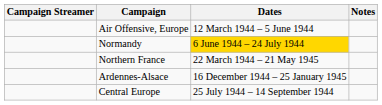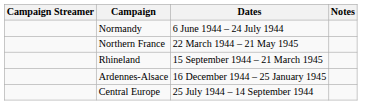- row: (144, 28)
(248, 44) gold background -> (228, 28) no background
+ row: (119, 60)
